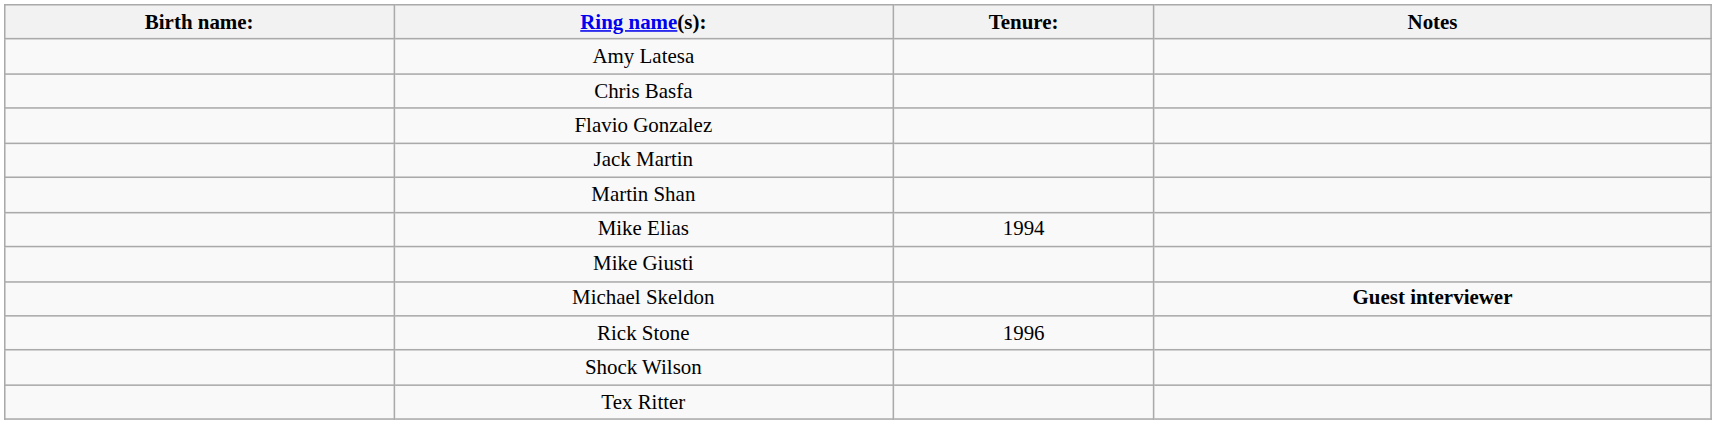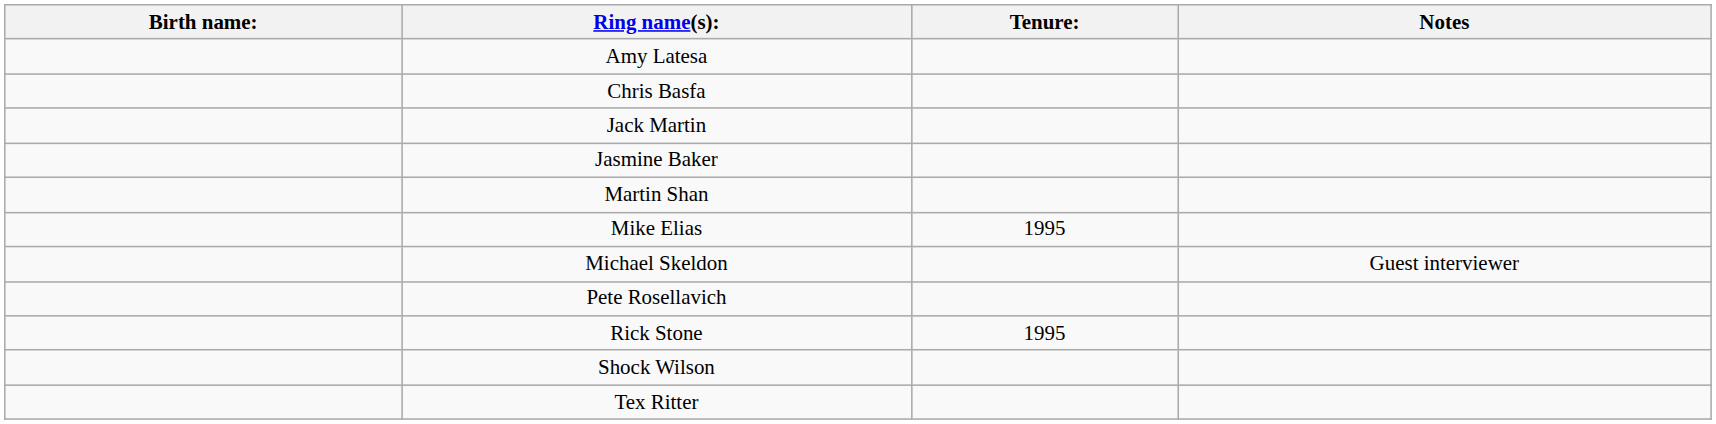- row: (643, 125)
+ row: (656, 159)
(1024, 228) 1994 -> (1045, 228) 1995
- row: (643, 263)
(1433, 297) bold -> (1444, 263) normal
+ row: (656, 297)
(1024, 332) 1996 -> (1045, 332) 1995
